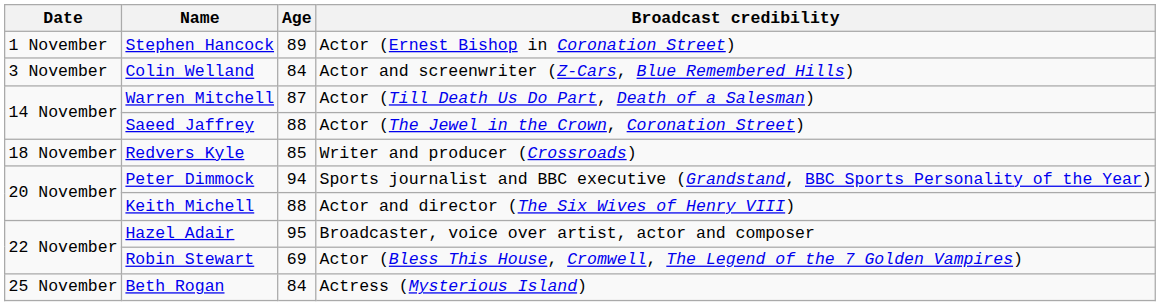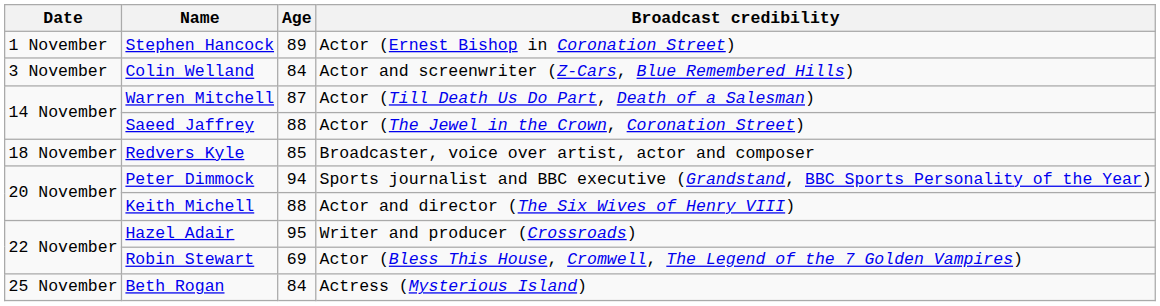(478, 153) Writer and producer (Crossroads) -> (567, 153) Broadcaster, voice over artist, actor and composer
(567, 233) Broadcaster, voice over artist, actor and composer -> (478, 233) Writer and producer (Crossroads)
